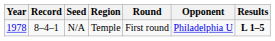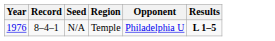- column: (147, 12)
(17, 28) 1978 -> (17, 28) 1976
